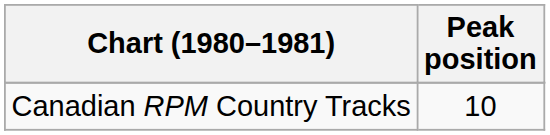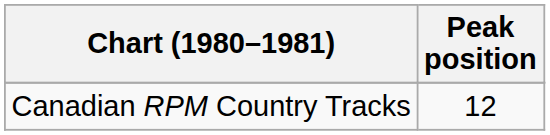(480, 105) 10 -> (480, 105) 12
